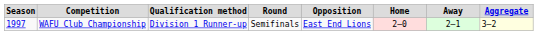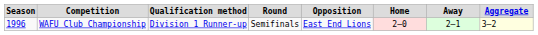(16, 24) 1997 -> (16, 24) 1996
